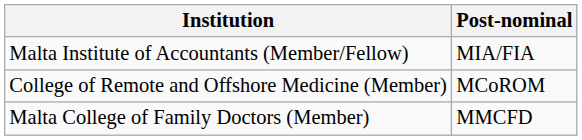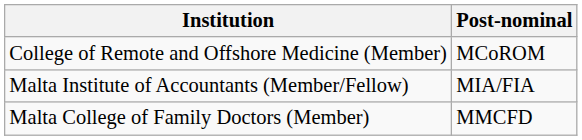rows swapped: (228, 85) <-> (209, 53)
